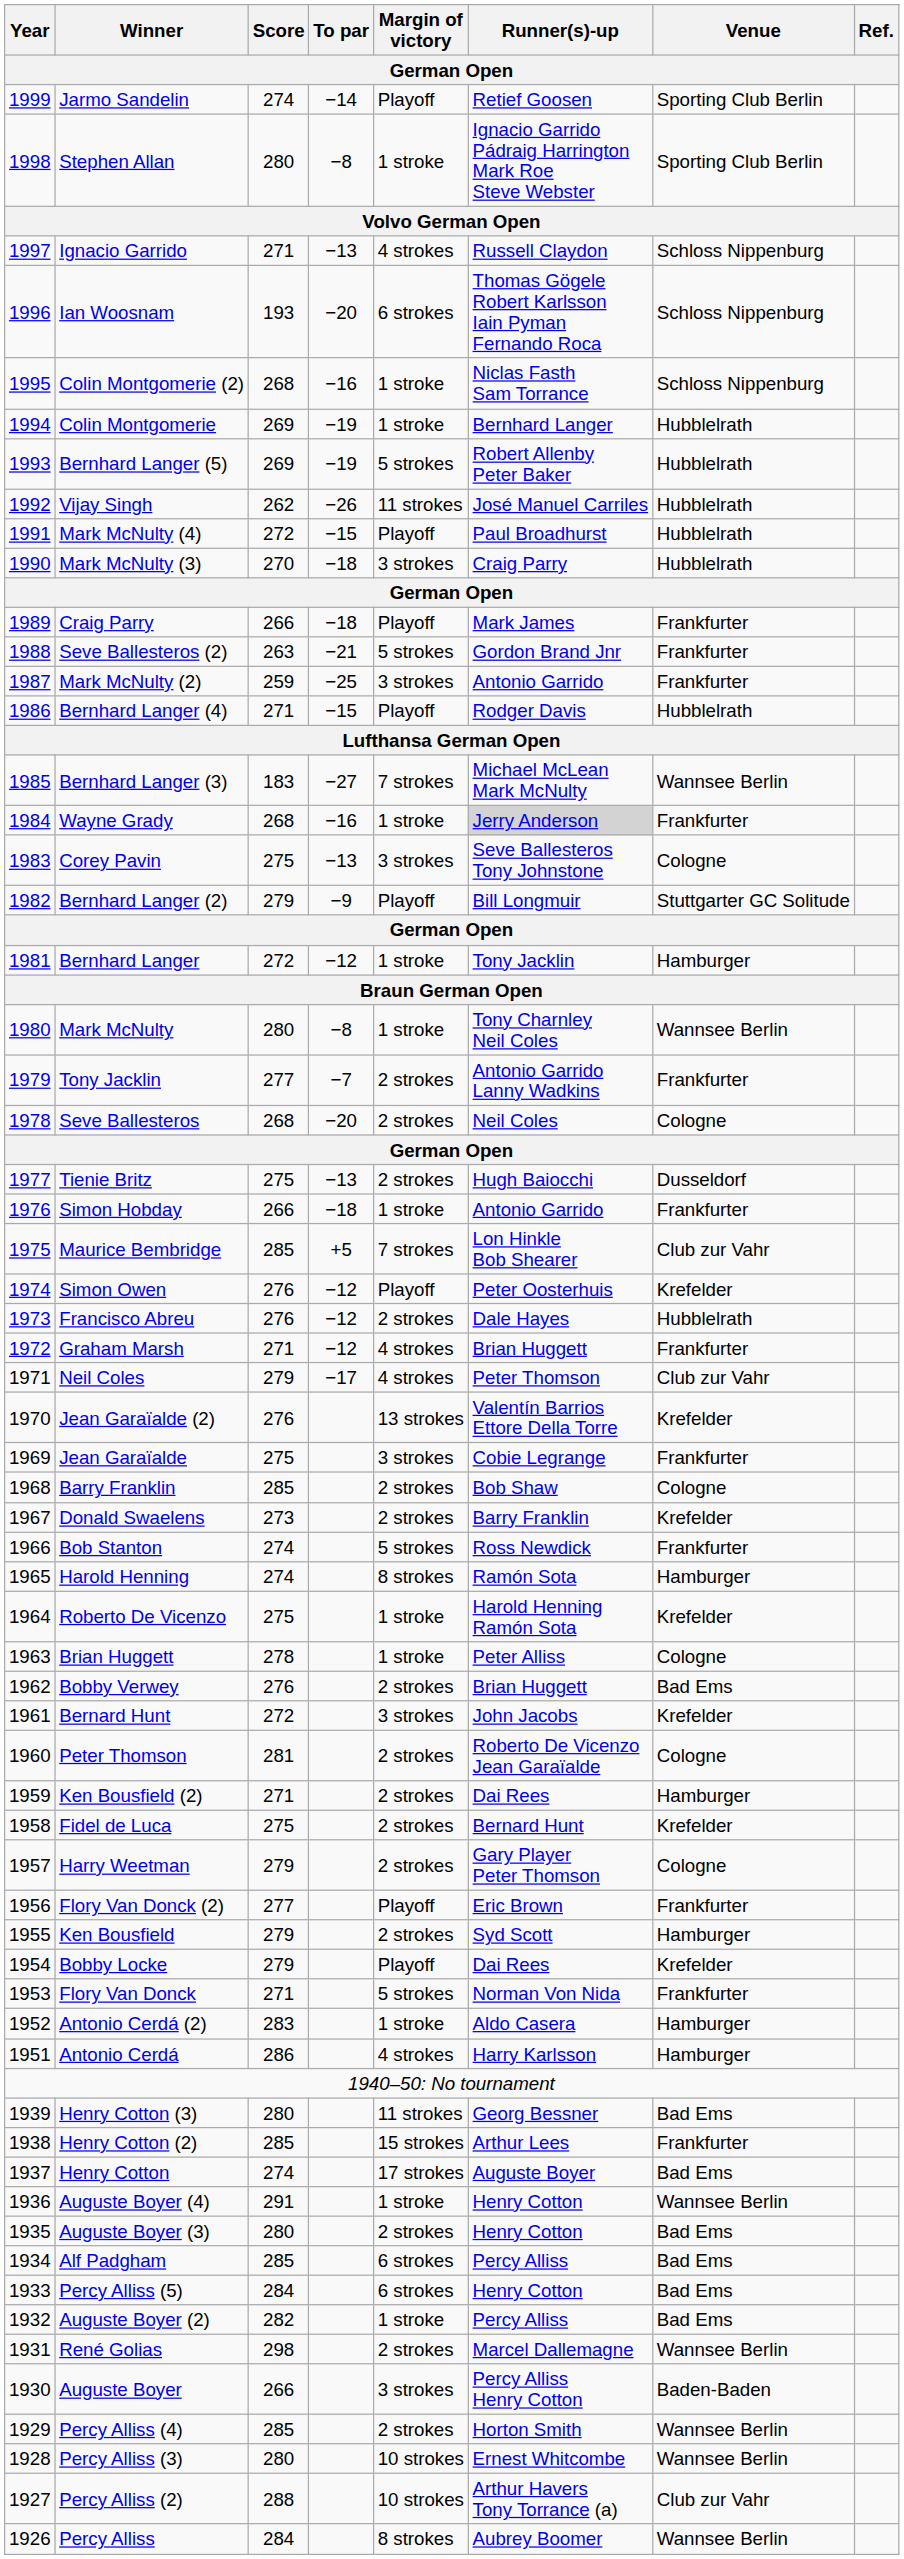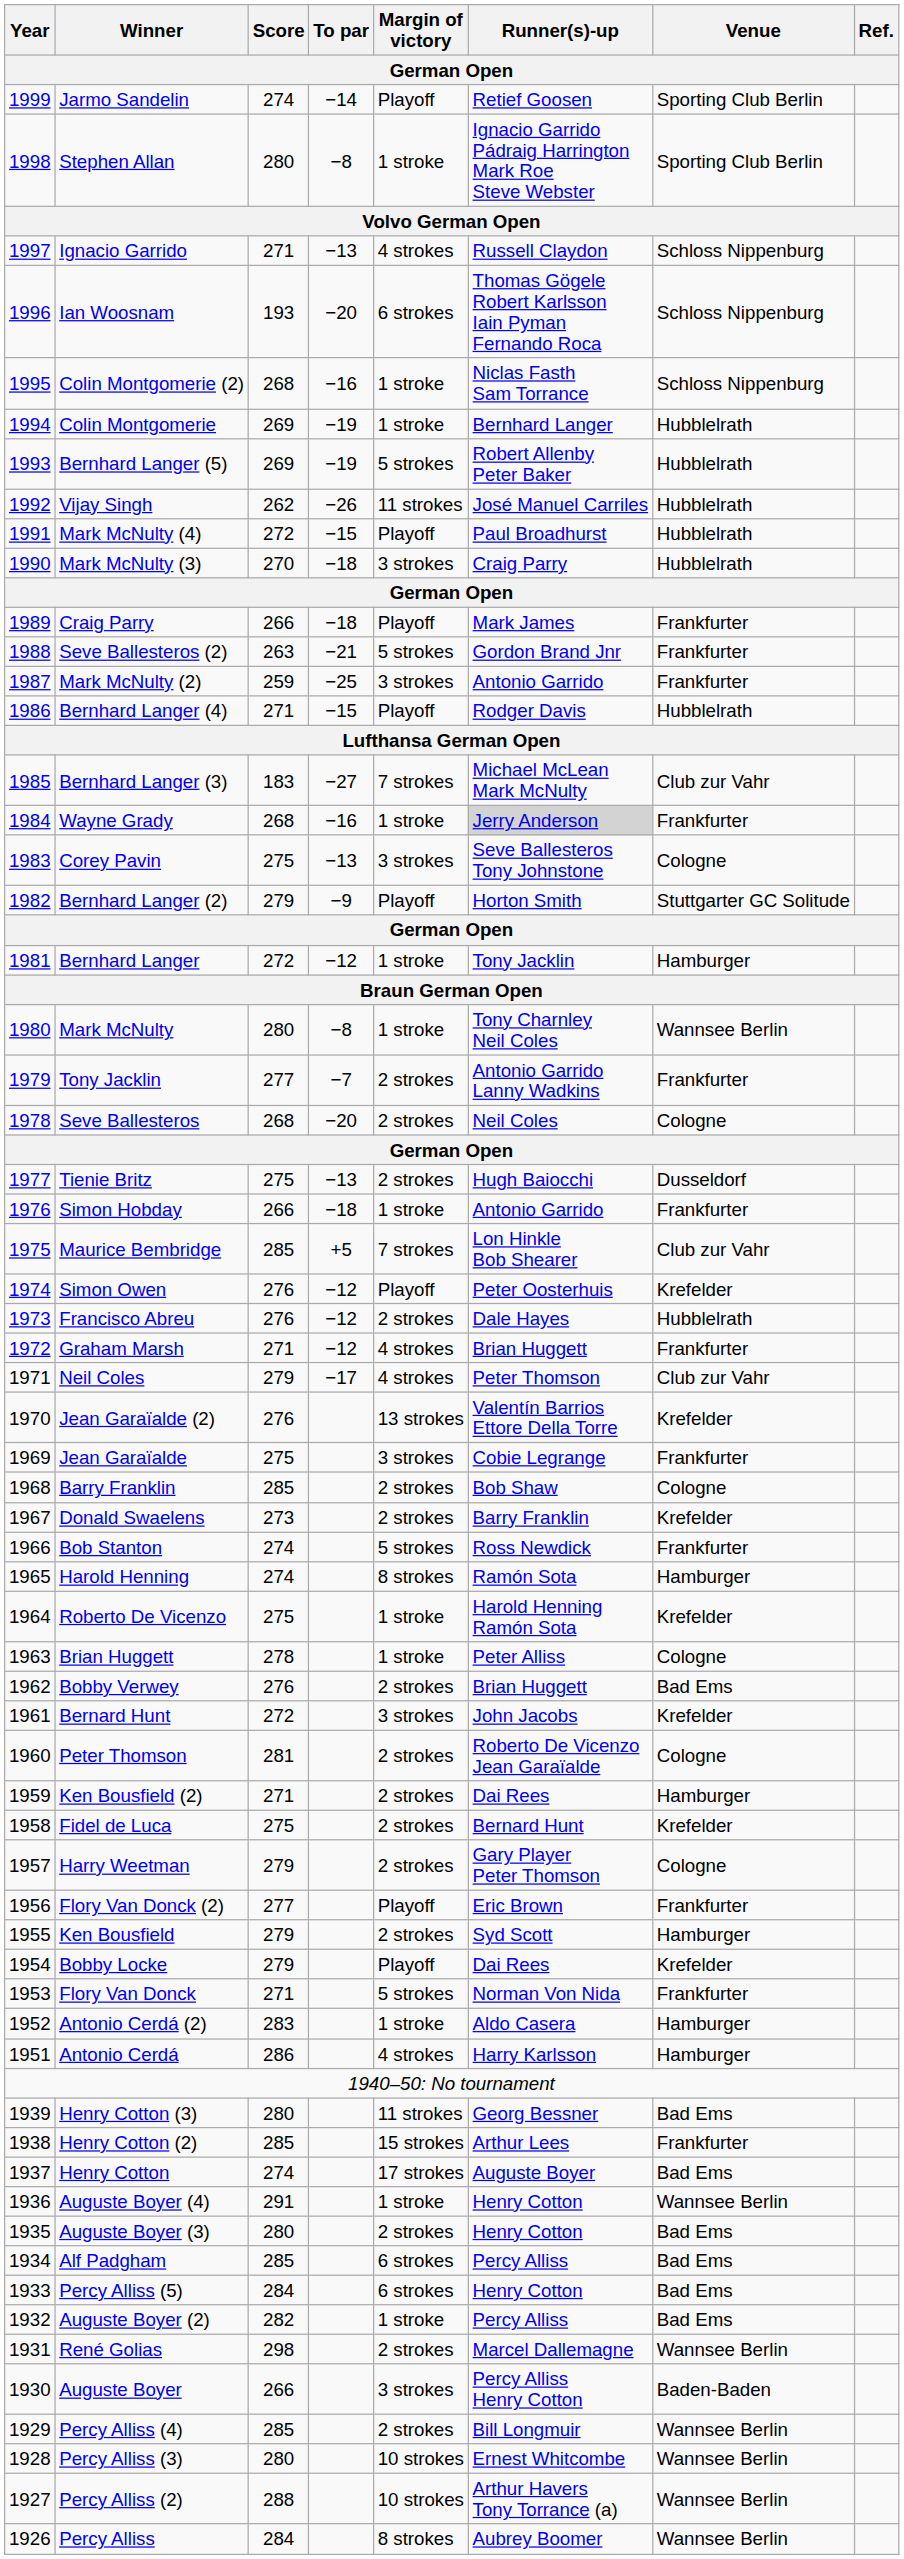(722, 781) Wannsee Berlin -> (713, 781) Club zur Vahr
(527, 901) Bill Longmuir -> (527, 901) Horton Smith
(527, 2429) Horton Smith -> (527, 2429) Bill Longmuir
(713, 2499) Club zur Vahr -> (722, 2499) Wannsee Berlin
